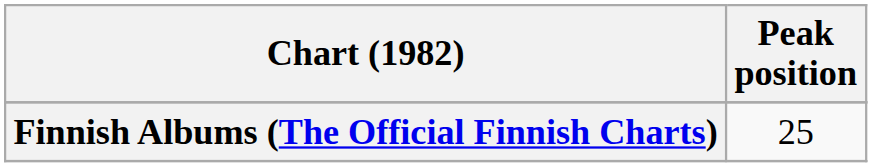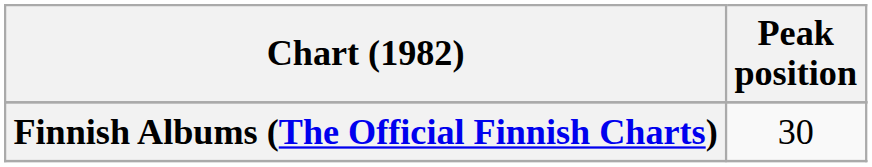(796, 131) 25 -> (796, 131) 30
